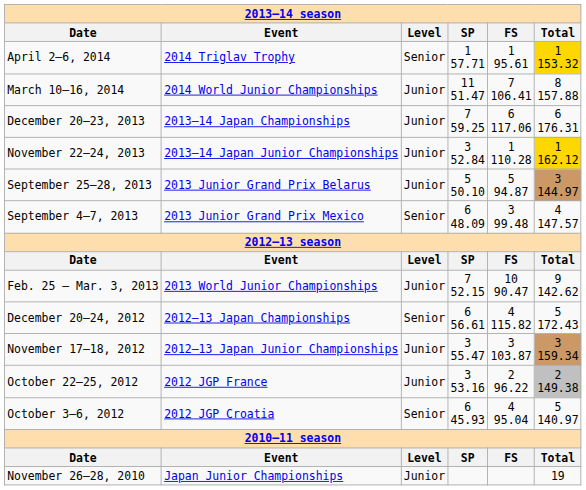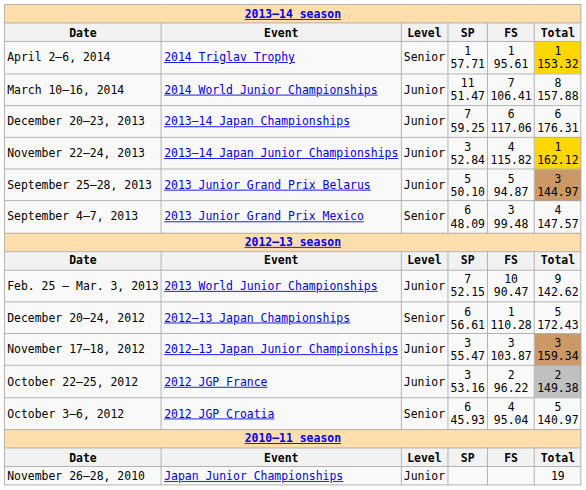(511, 153) 1 110.28 -> (511, 153) 4 115.82
(511, 318) 4 115.82 -> (511, 318) 1 110.28
